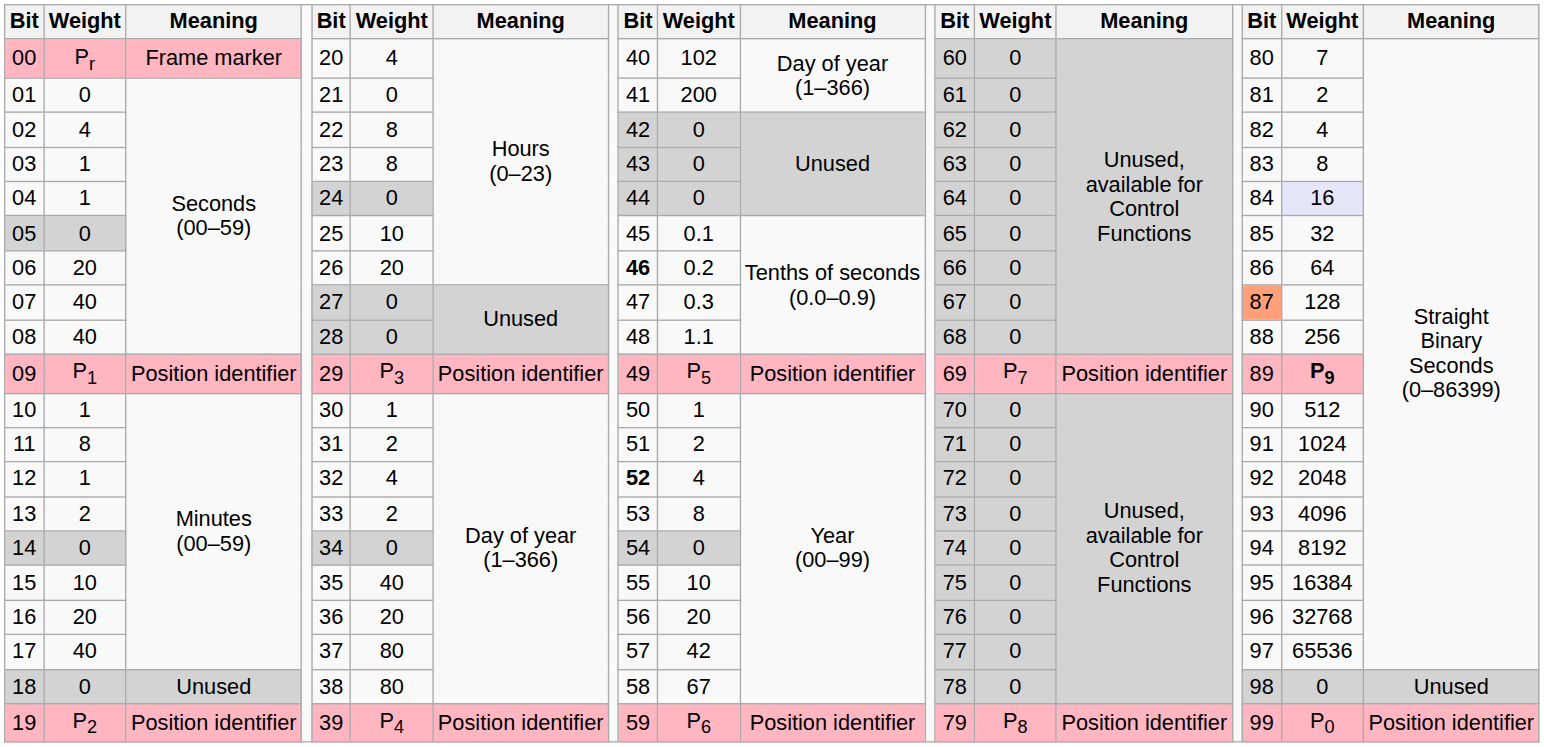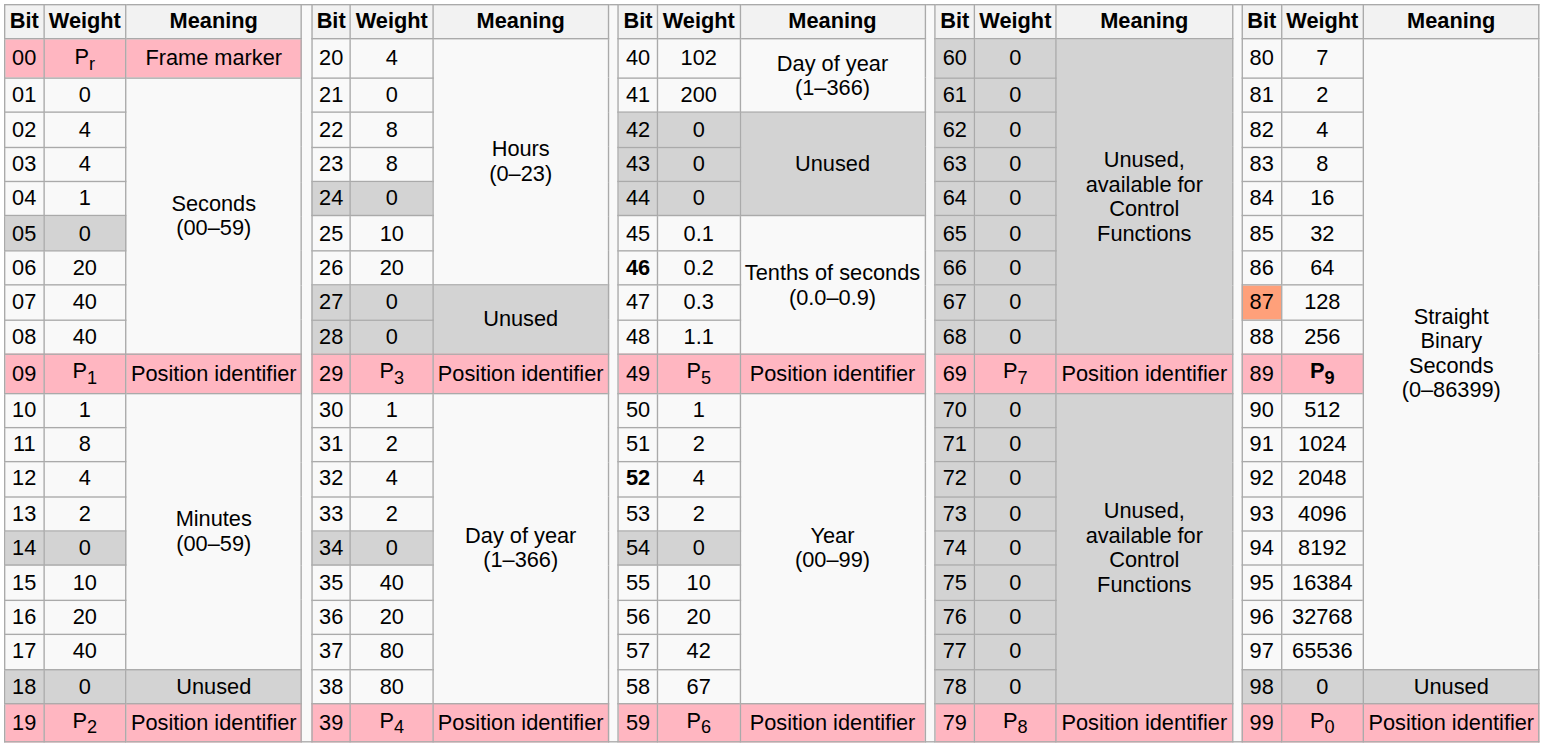(85, 164) 1 -> (85, 164) 4
(1322, 198) lavender background -> (1322, 198) no background
(85, 479) 1 -> (85, 479) 4
(699, 513) 8 -> (699, 513) 2
